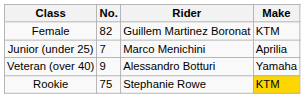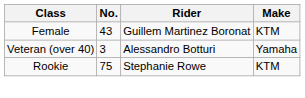(106, 31) 82 -> (106, 31) 43
- row: (51, 48)
(103, 66) 9 -> (103, 48) 3
(268, 84) gold background -> (268, 66) no background
